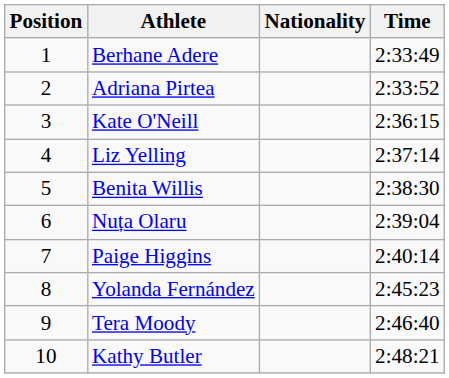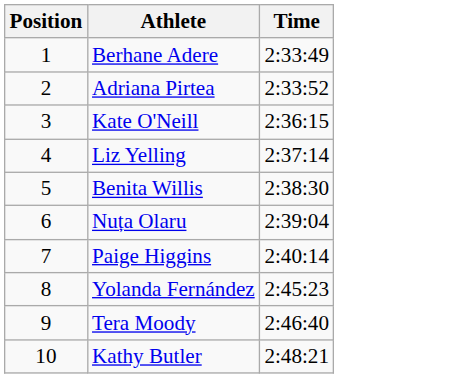- column: (315, 21)
